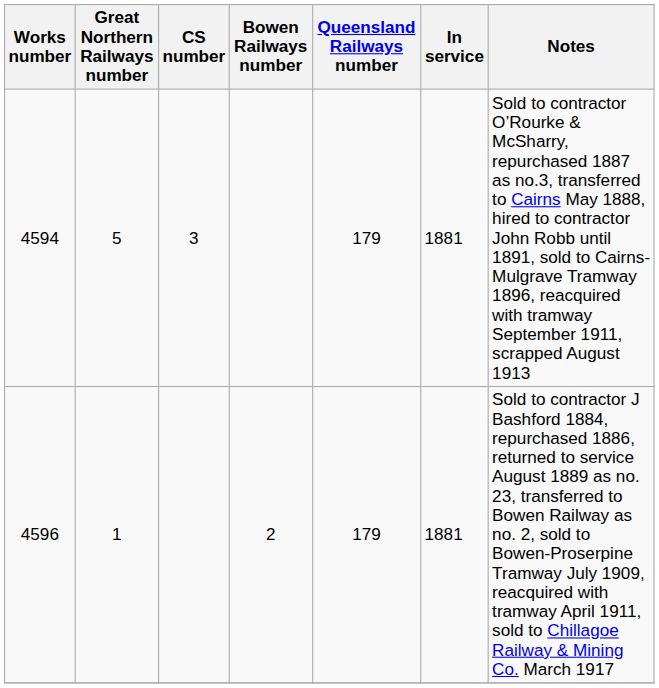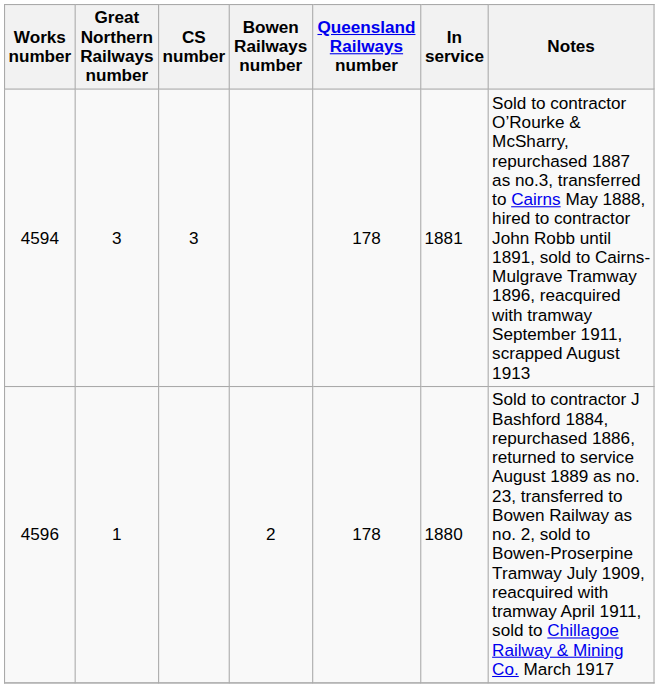(117, 237) 5 -> (117, 237) 3
(366, 237) 179 -> (366, 237) 178
(366, 534) 179 -> (366, 534) 178
(444, 534) 1881 -> (444, 534) 1880
